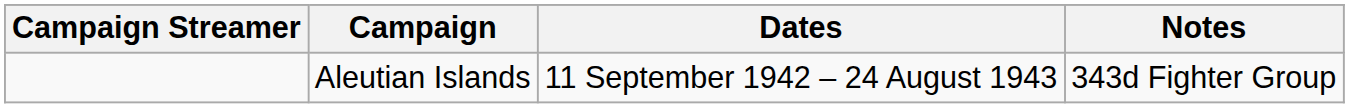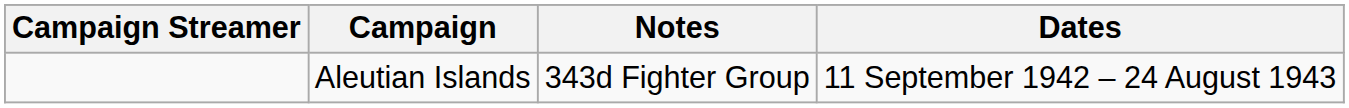columns swapped: (801, 28) <-> (1204, 28)
